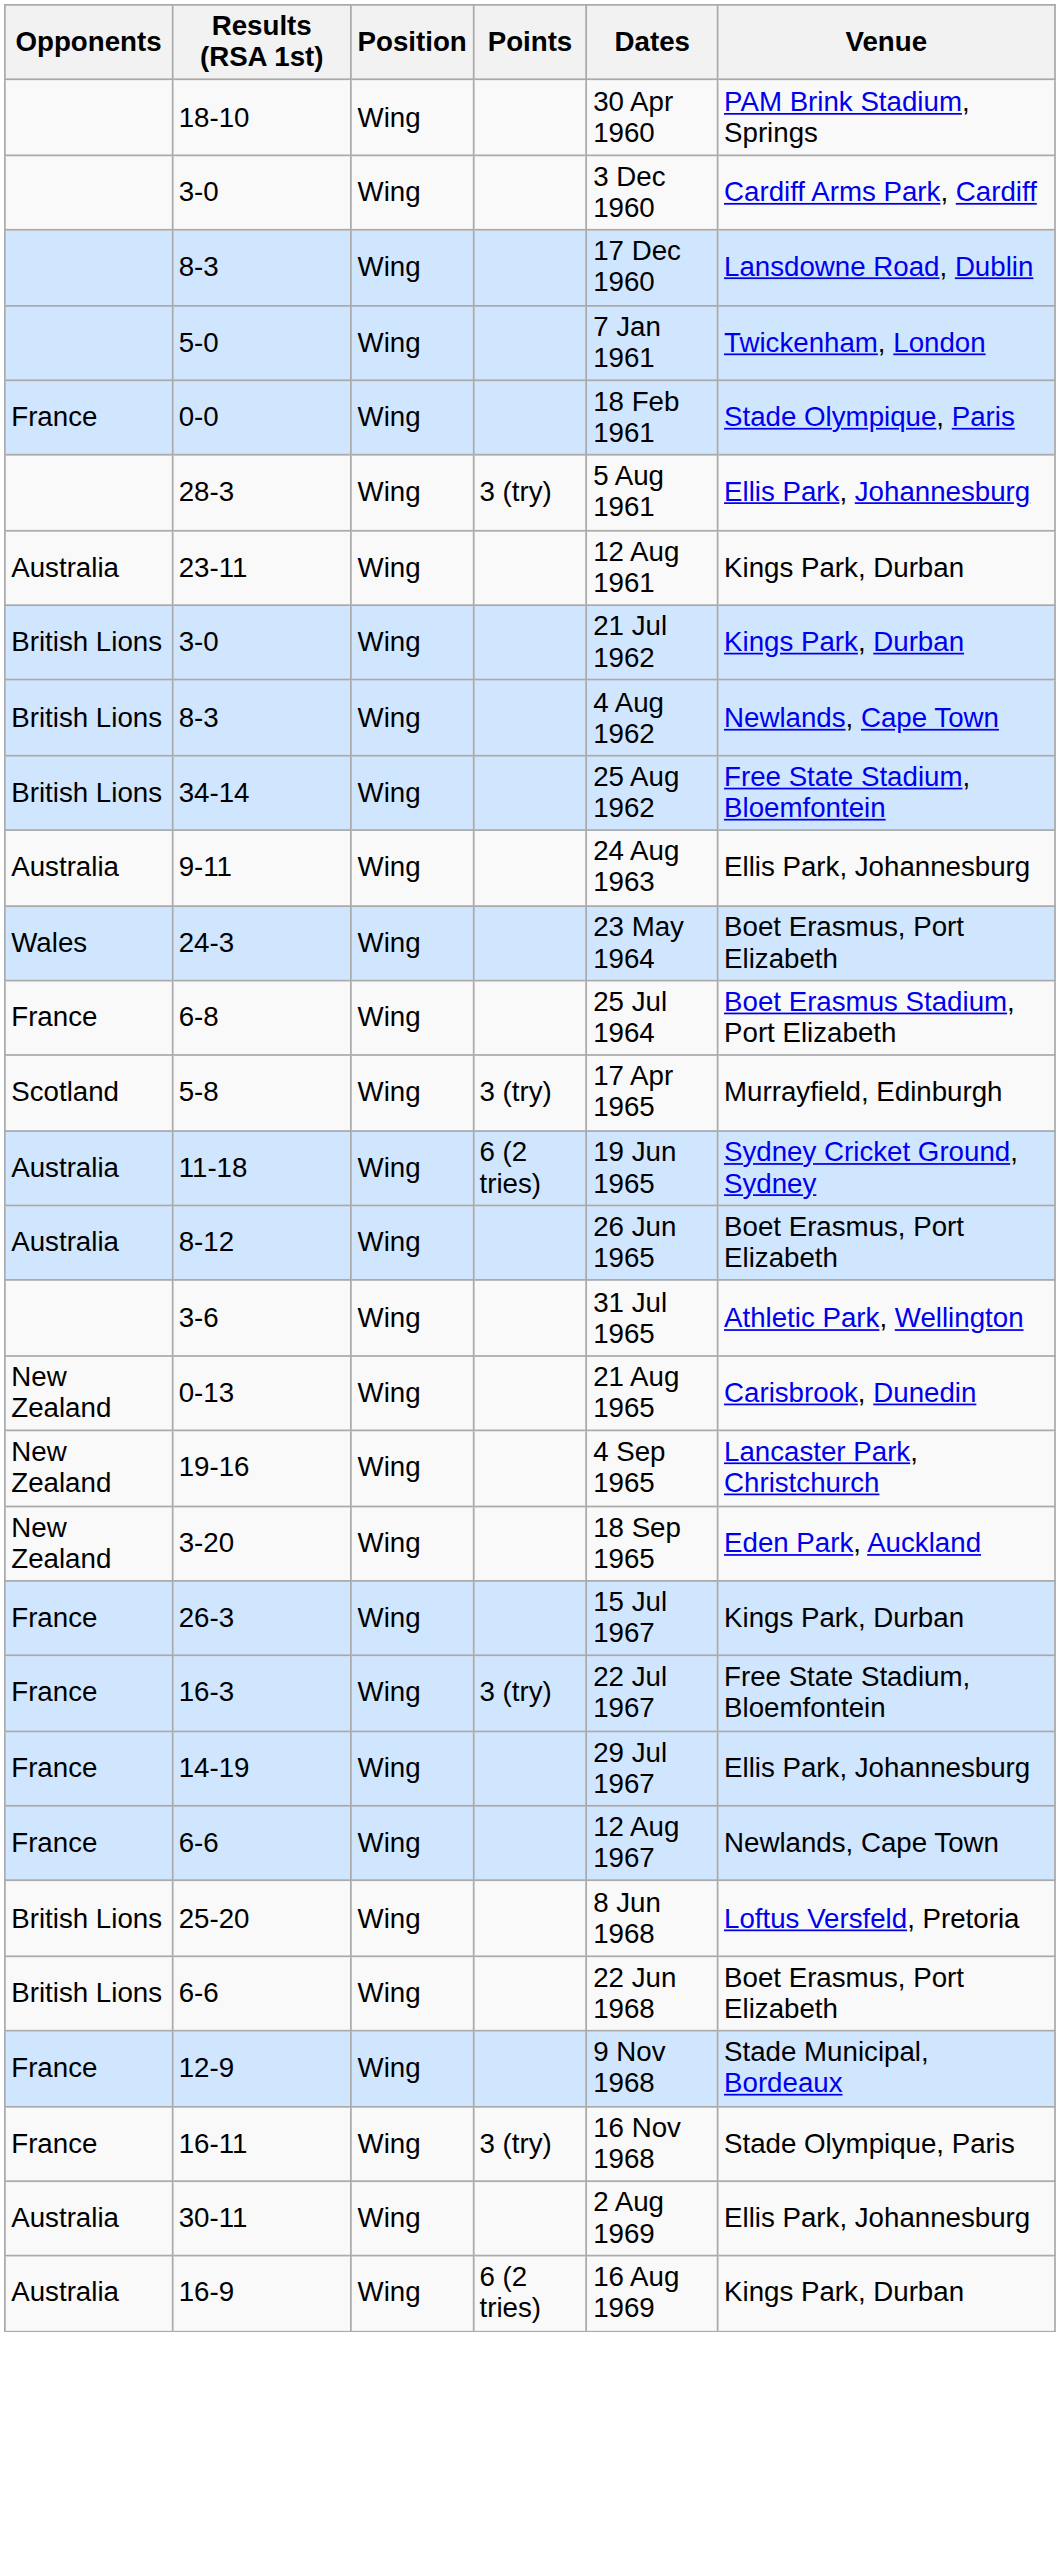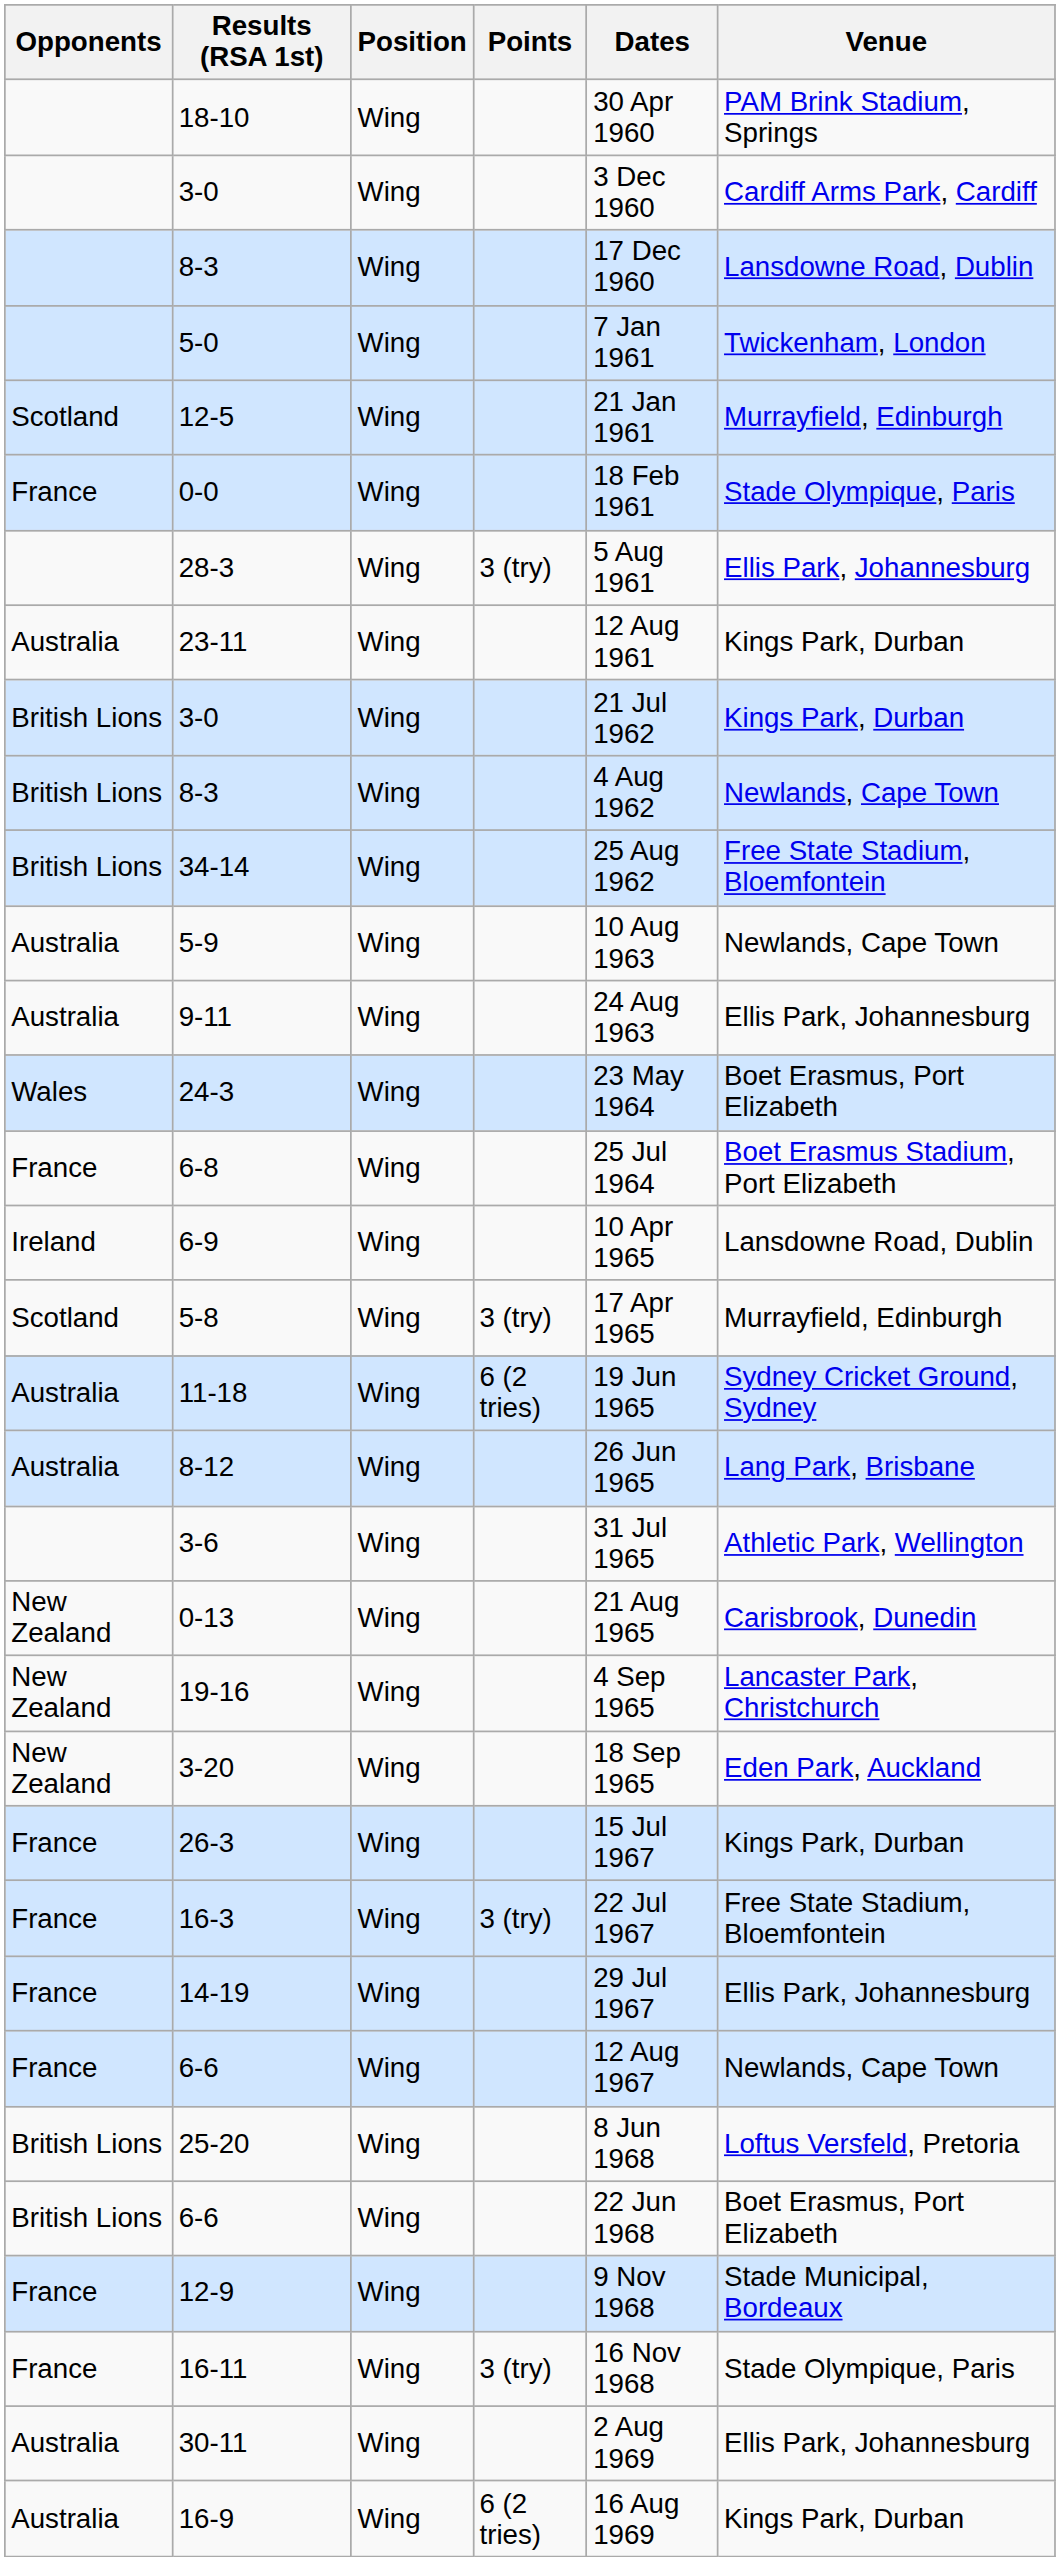+ row: (65, 417)
+ row: (65, 942)
+ row: (54, 1242)
(844, 1242) Boet Erasmus, Port Elizabeth -> (849, 1467) Lang Park, Brisbane
